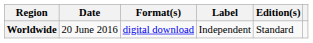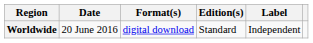columns swapped: (225, 12) <-> (278, 12)
